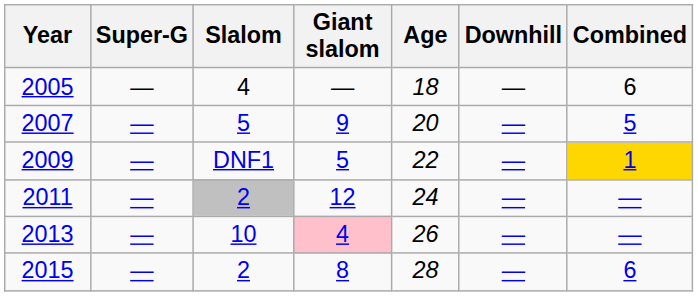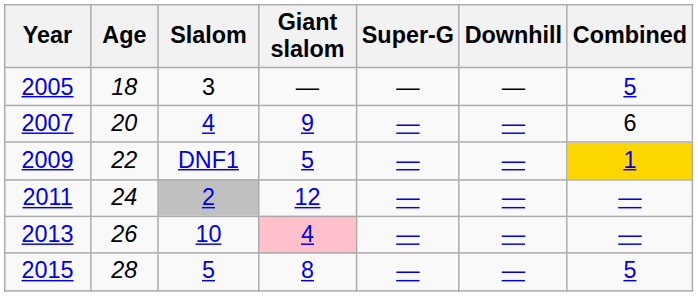columns swapped: (425, 36) <-> (142, 36)
(244, 86) 4 -> (208, 86) 3
(630, 86) 6 -> (630, 86) 5
(244, 123) 5 -> (208, 123) 4
(630, 123) 5 -> (630, 123) 6
(244, 271) 2 -> (208, 271) 5
(630, 271) 6 -> (630, 271) 5
